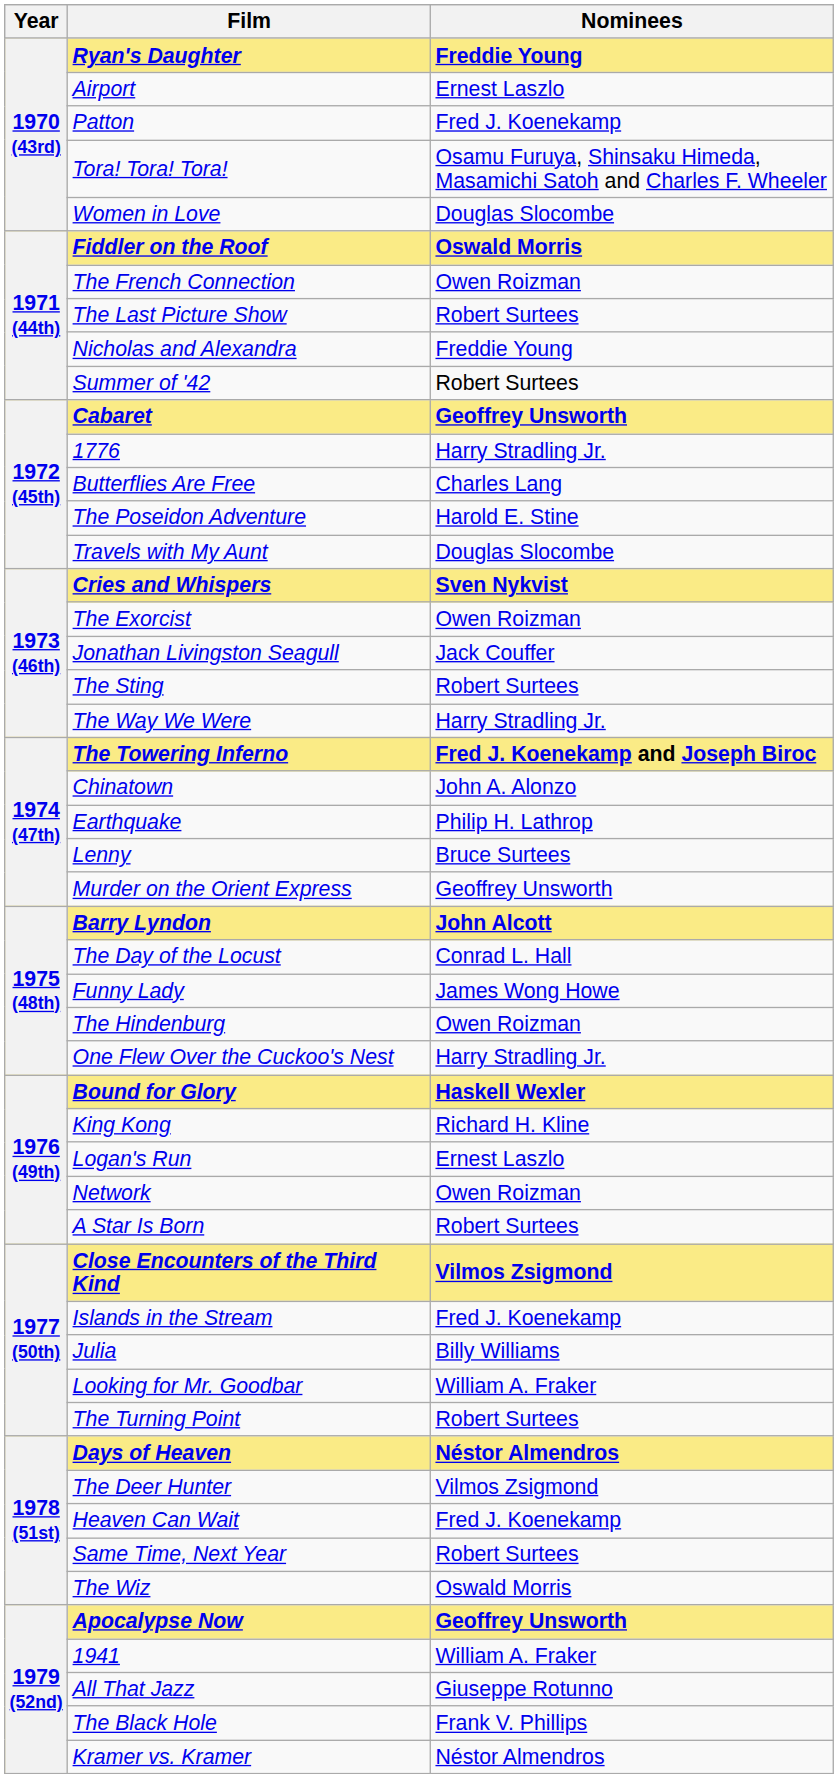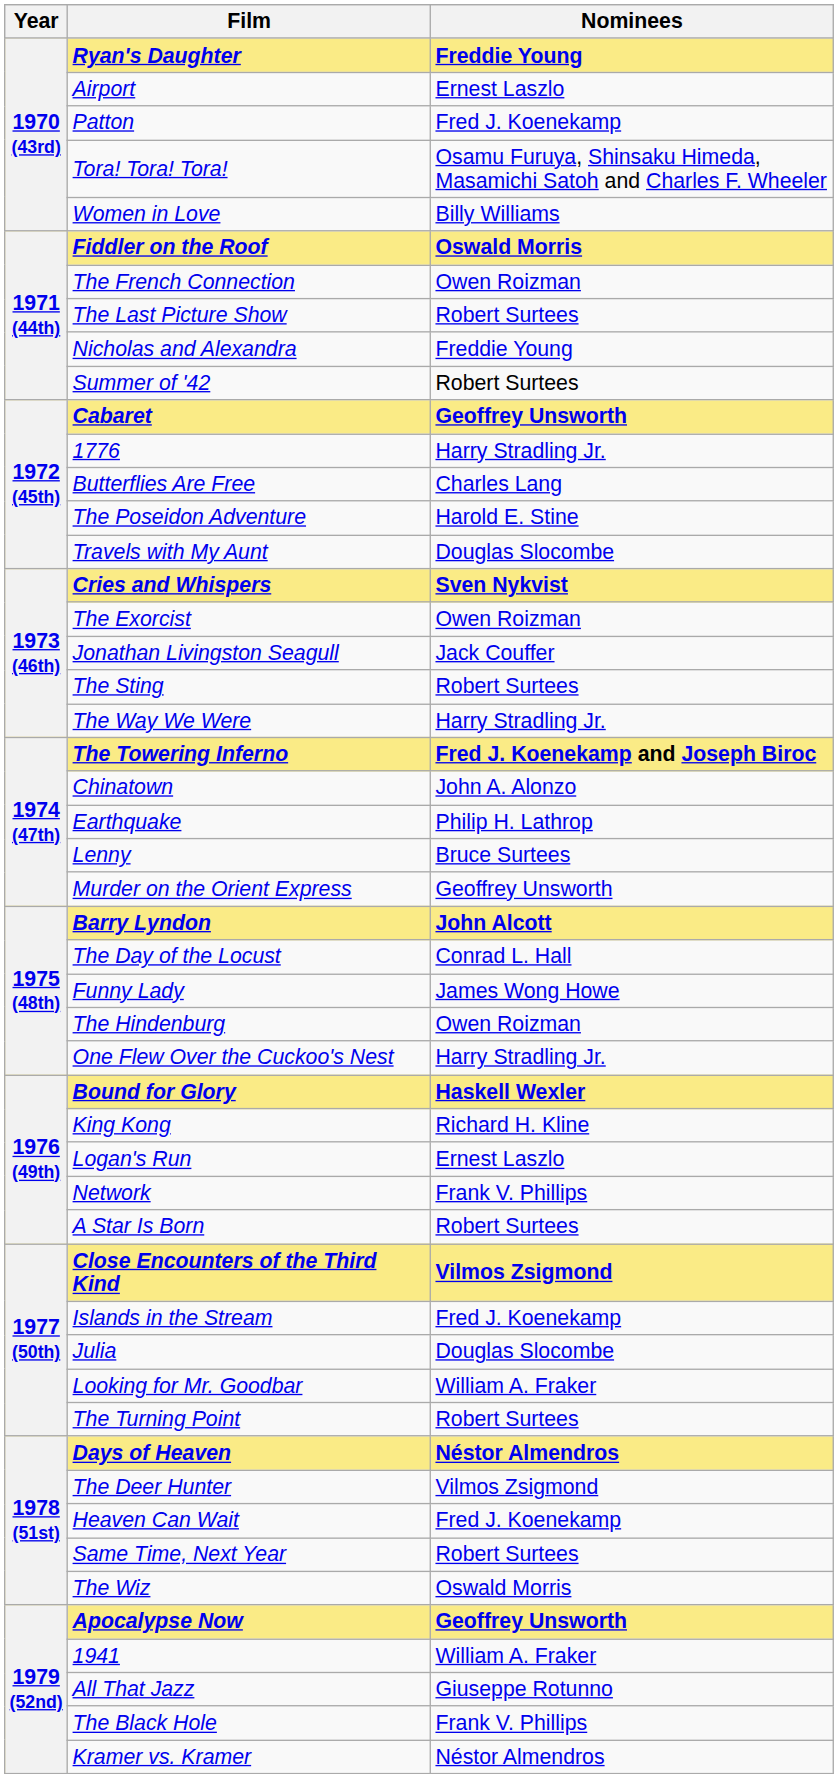(525, 214) Douglas Slocombe -> (498, 214) Billy Williams
(508, 1192) Owen Roizman -> (511, 1192) Frank V. Phillips
(498, 1351) Billy Williams -> (525, 1351) Douglas Slocombe
